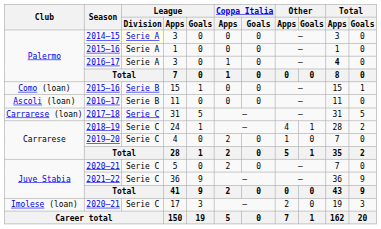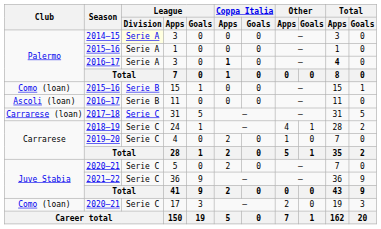(228, 62) normal -> (228, 62) bold
(44, 205) Imolese (loan) -> (44, 205) Como (loan)
